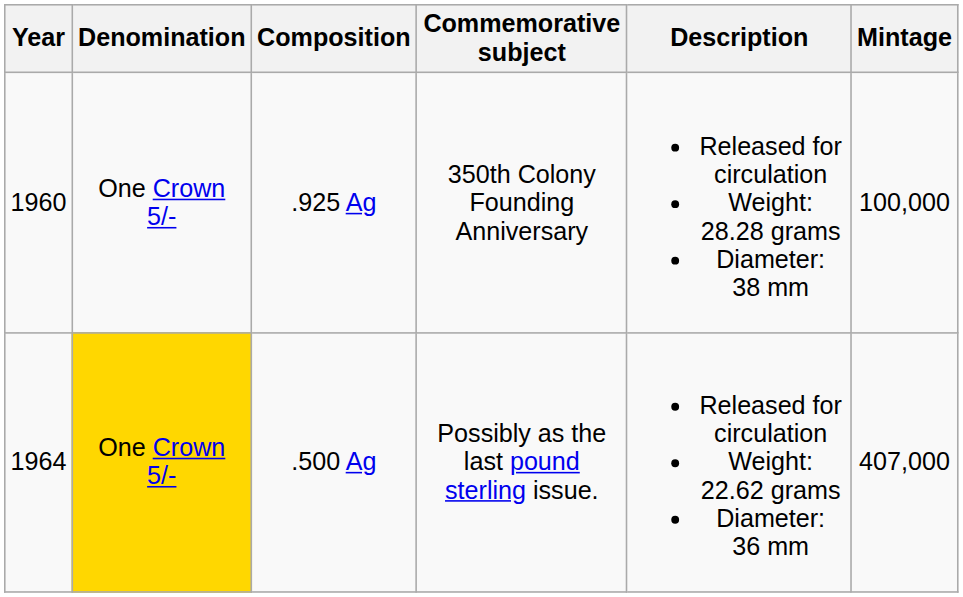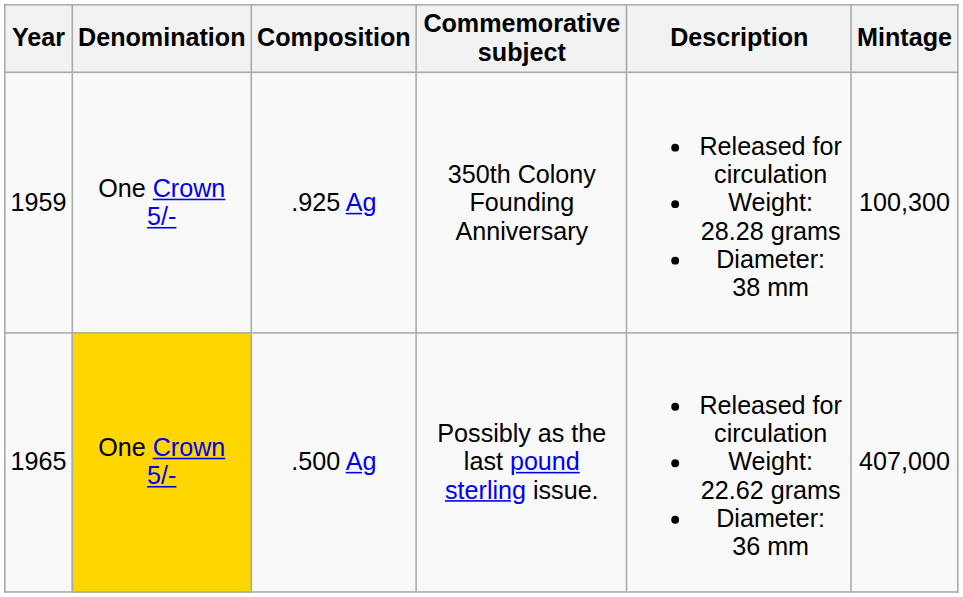(39, 202) 1960 -> (39, 202) 1959
(905, 202) 100,000 -> (905, 202) 100,300
(39, 462) 1964 -> (39, 462) 1965
